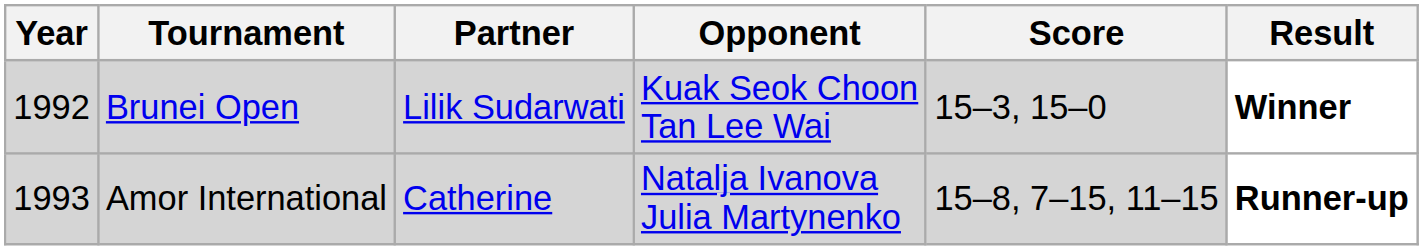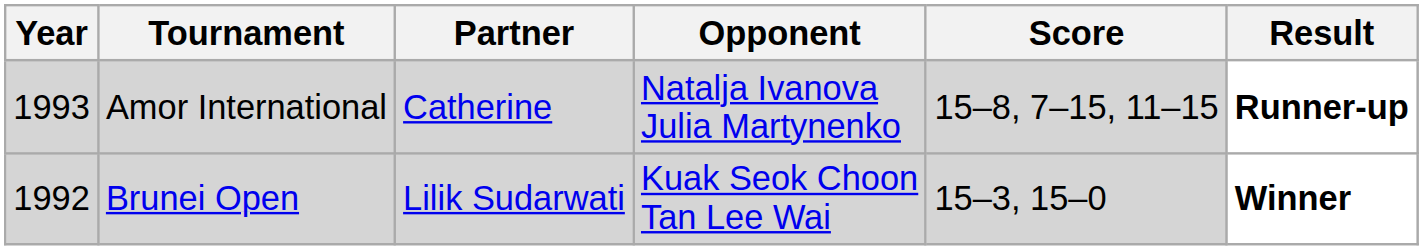rows swapped: (202, 106) <-> (246, 199)
